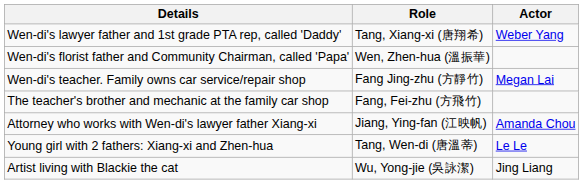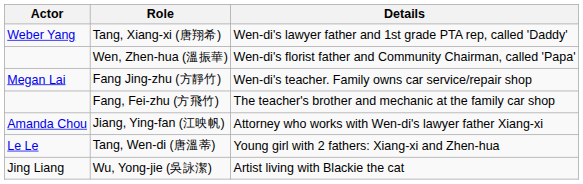columns swapped: (536, 14) <-> (178, 14)
